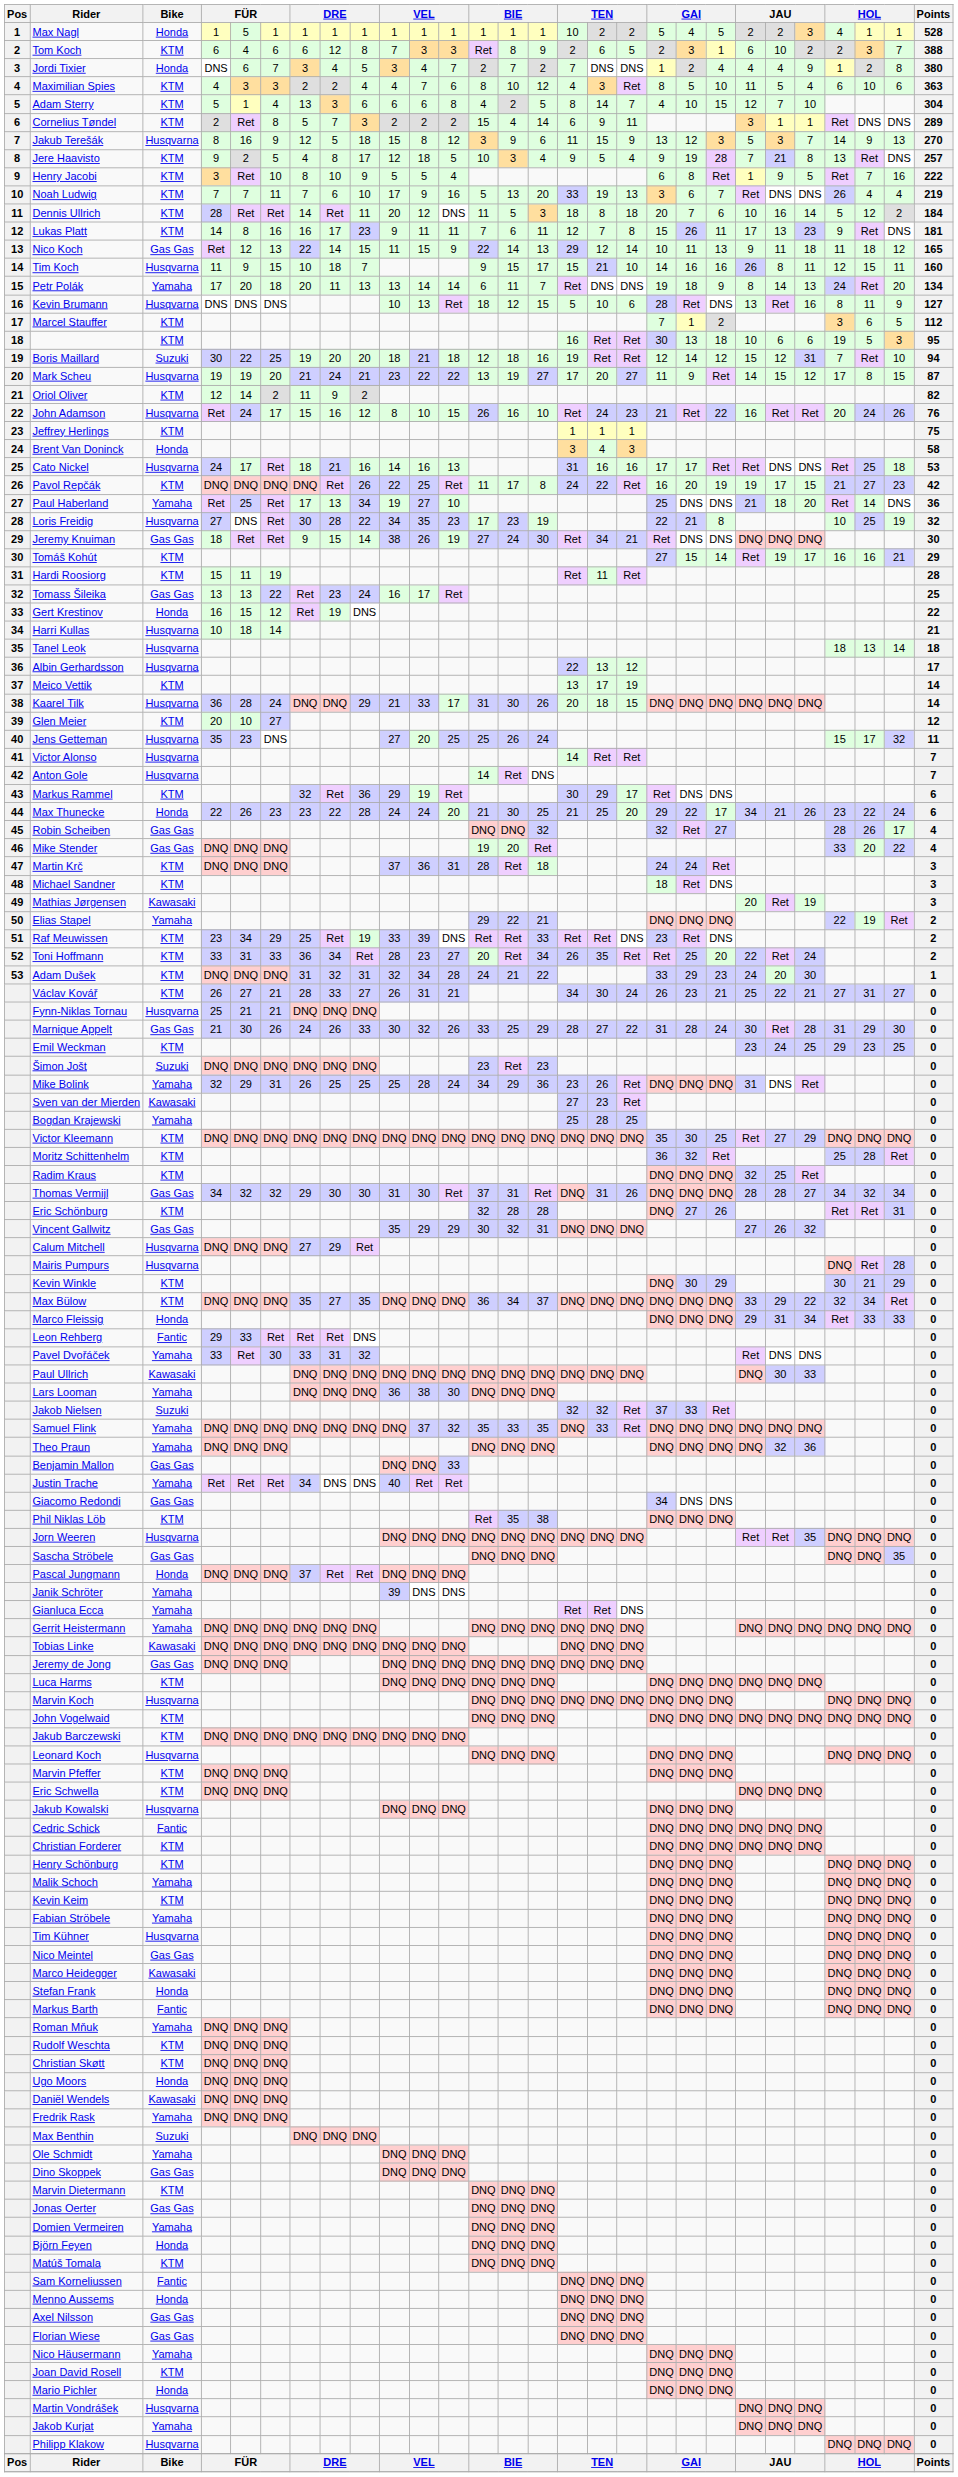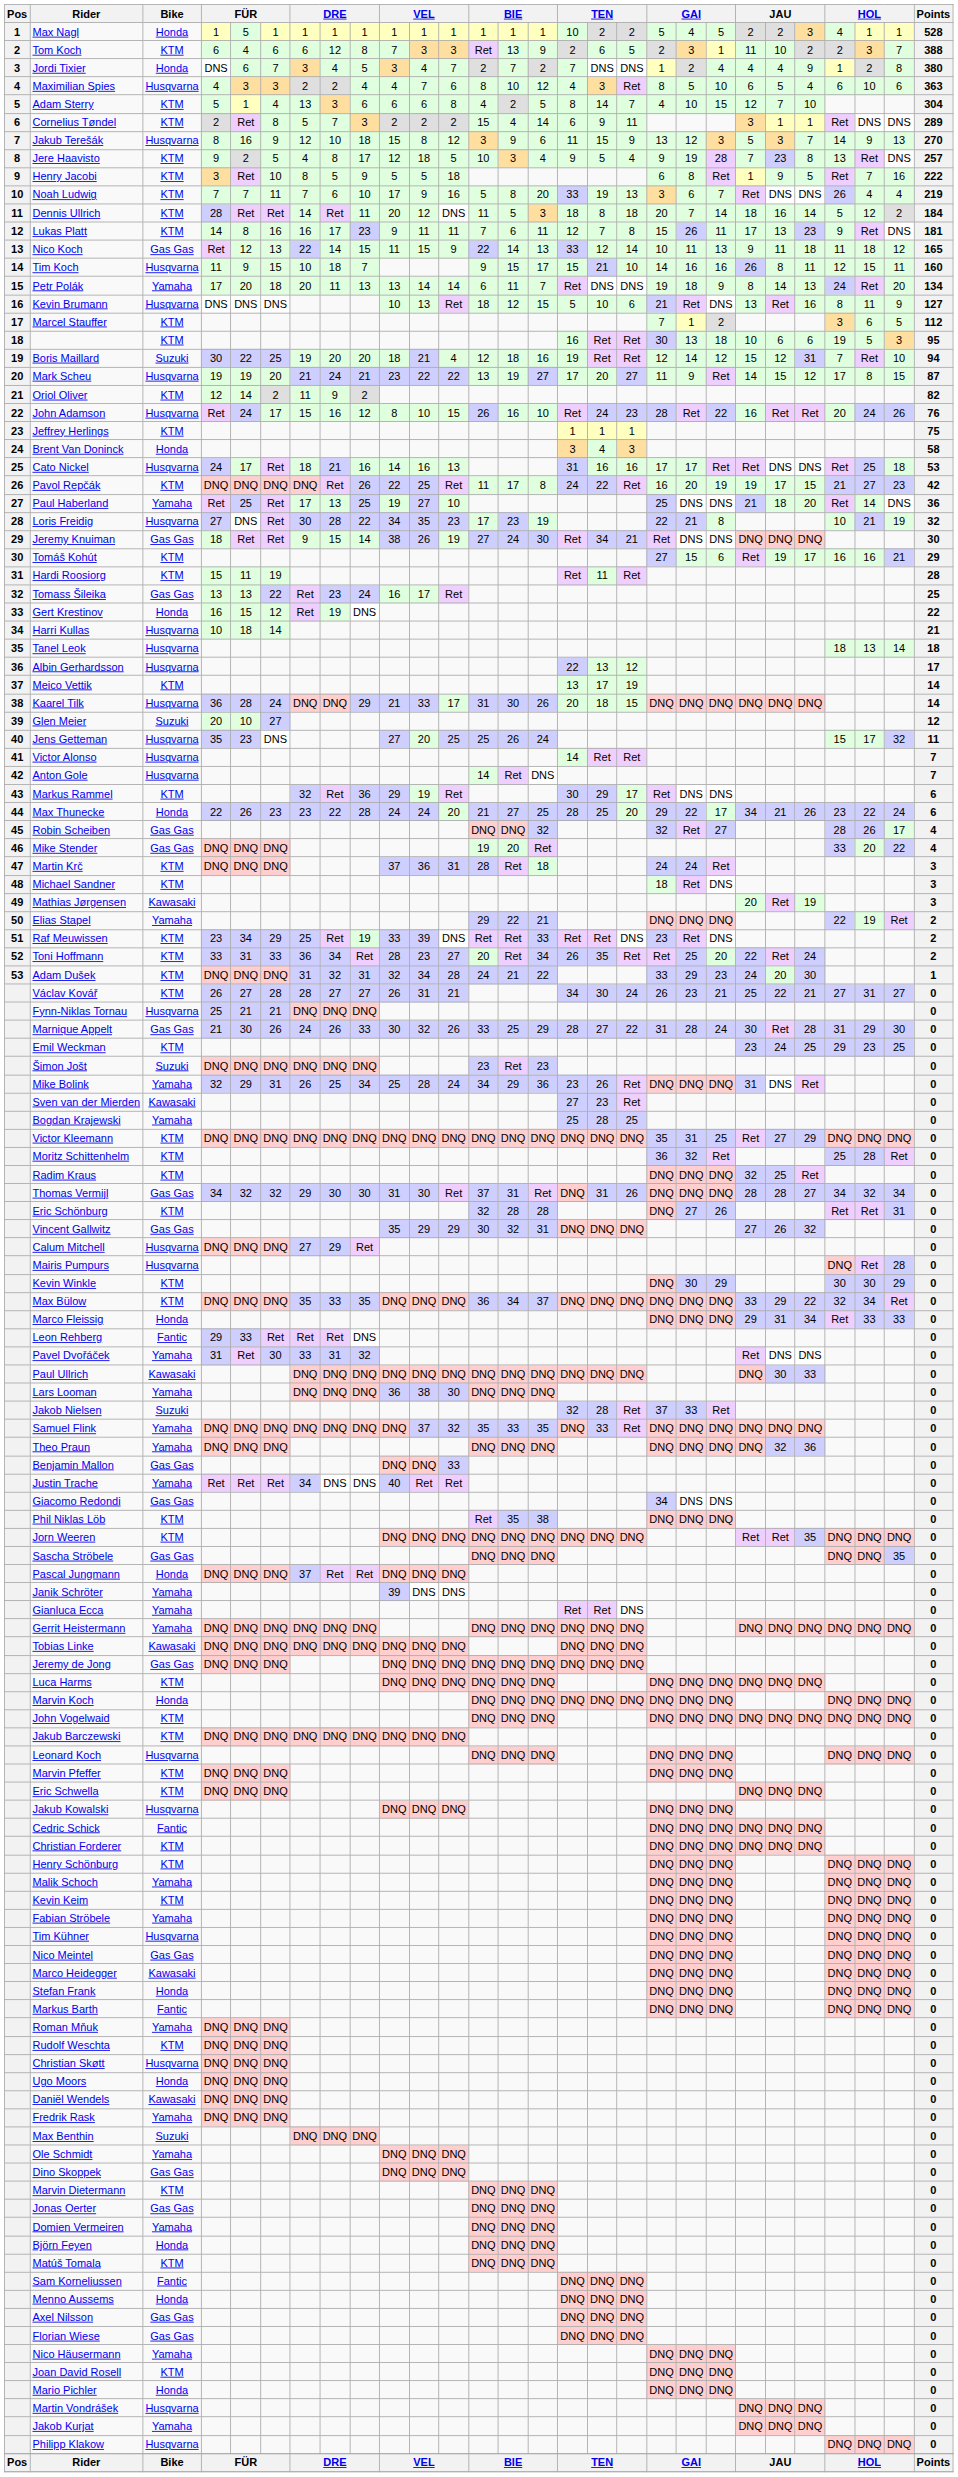(513, 50) 8 -> (513, 50) 13
(751, 50) 6 -> (751, 50) 11
(172, 86) KTM -> (172, 86) Husqvarna
(751, 86) 11 -> (751, 86) 6
(335, 140) 5 -> (335, 140) 10
(780, 158) 21 -> (780, 158) 23
(335, 177) 10 -> (335, 177) 5
(454, 177) 4 -> (454, 177) 18
(513, 195) 13 -> (513, 195) 8
(721, 213) 6 -> (721, 213) 14
(751, 213) 10 -> (751, 213) 18
(572, 249) 29 -> (572, 249) 33
(662, 304) 28 -> (662, 304) 21
(454, 358) 18 -> (454, 358) 4
(662, 412) 21 -> (662, 412) 28
(365, 503) 34 -> (365, 503) 25
(869, 521) 25 -> (869, 521) 21
(721, 558) 14 -> (721, 558) 6
(172, 721) KTM -> (172, 721) Suzuki
(513, 811) 30 -> (513, 811) 27
(572, 811) 21 -> (572, 811) 28
(275, 993) 21 -> (275, 993) 28
(335, 993) 33 -> (335, 993) 27
(365, 1084) 25 -> (365, 1084) 34
(691, 1138) 30 -> (691, 1138) 31
(869, 1283) 21 -> (869, 1283) 30
(335, 1301) 27 -> (335, 1301) 33
(216, 1356) 33 -> (216, 1356) 31
(602, 1410) 32 -> (602, 1410) 28
(172, 1537) Husqvarna -> (172, 1537) KTM
(172, 1700) Husqvarna -> (172, 1700) Honda
(172, 2063) KTM -> (172, 2063) Husqvarna
